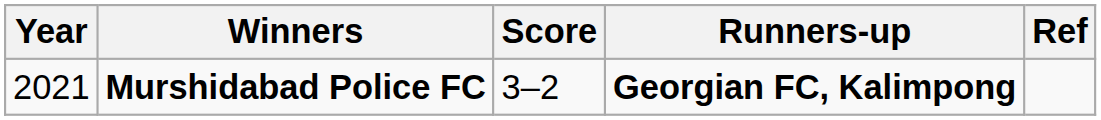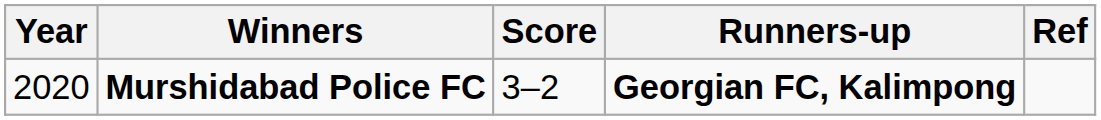(51, 86) 2021 -> (51, 86) 2020
